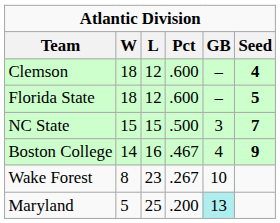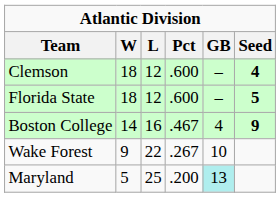- row: (39, 125)
(124, 178) 8 -> (124, 151) 9
(153, 178) 23 -> (153, 151) 22
